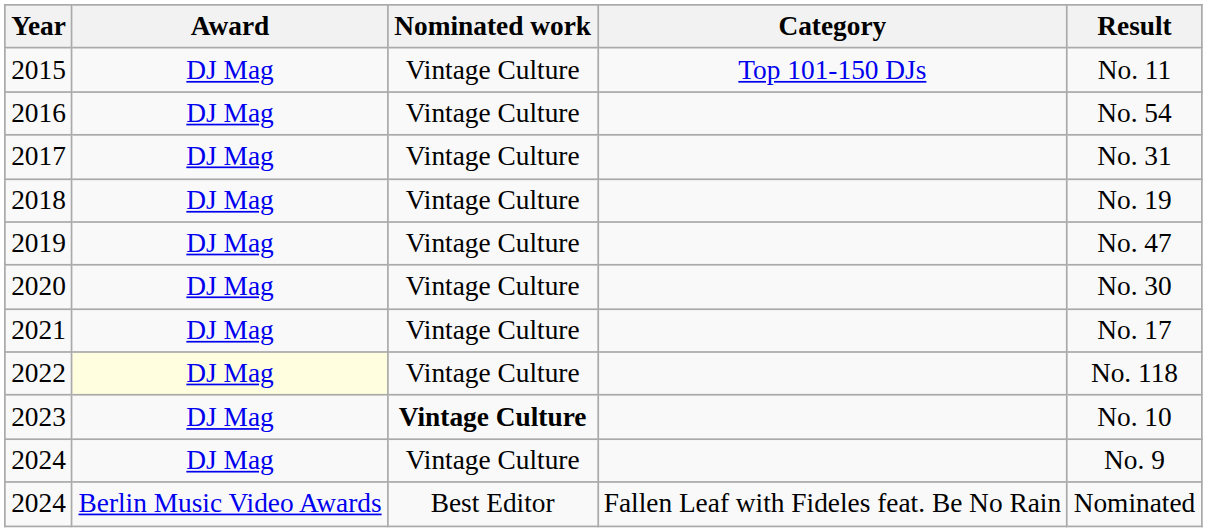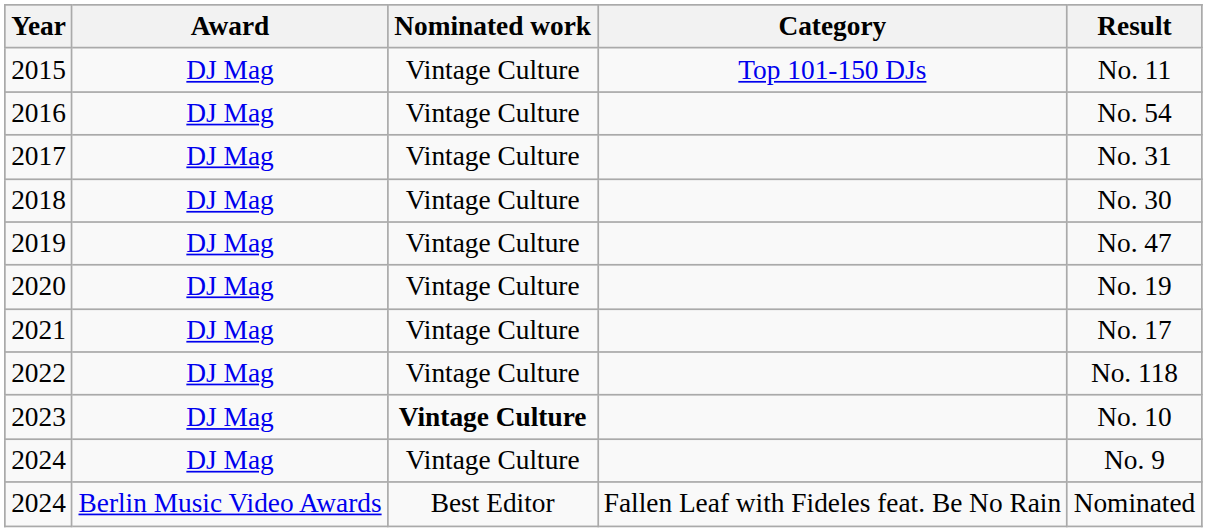(1134, 199) No. 19 -> (1134, 199) No. 30
(1134, 286) No. 30 -> (1134, 286) No. 19
(230, 373) lightyellow background -> (230, 373) no background
